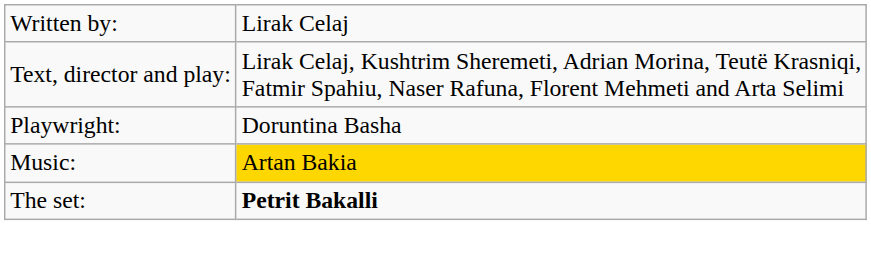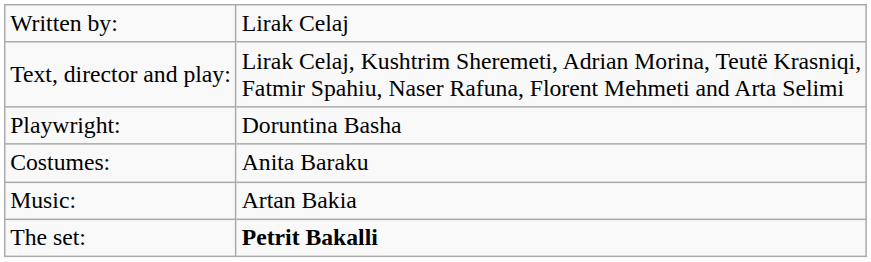+ row: (60, 162)
(299, 162) gold background -> (299, 200) no background
